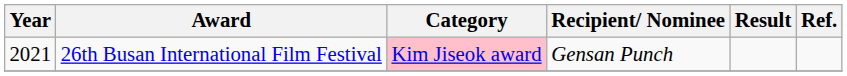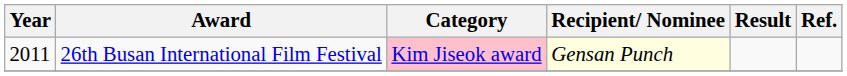(30, 53) 2021 -> (30, 53) 2011
(612, 53) no background -> (612, 53) lightyellow background
